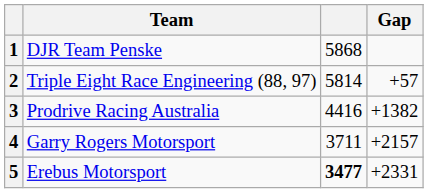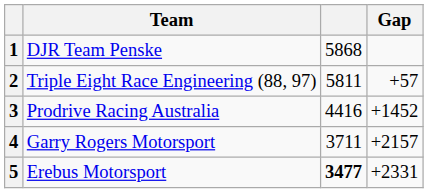(344, 81) 5814 -> (344, 81) 5811
(394, 111) +1382 -> (394, 111) +1452
